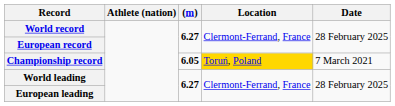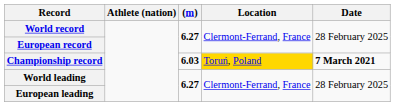(190, 61) 6.05 -> (190, 61) 6.03
(344, 61) normal -> (345, 61) bold
